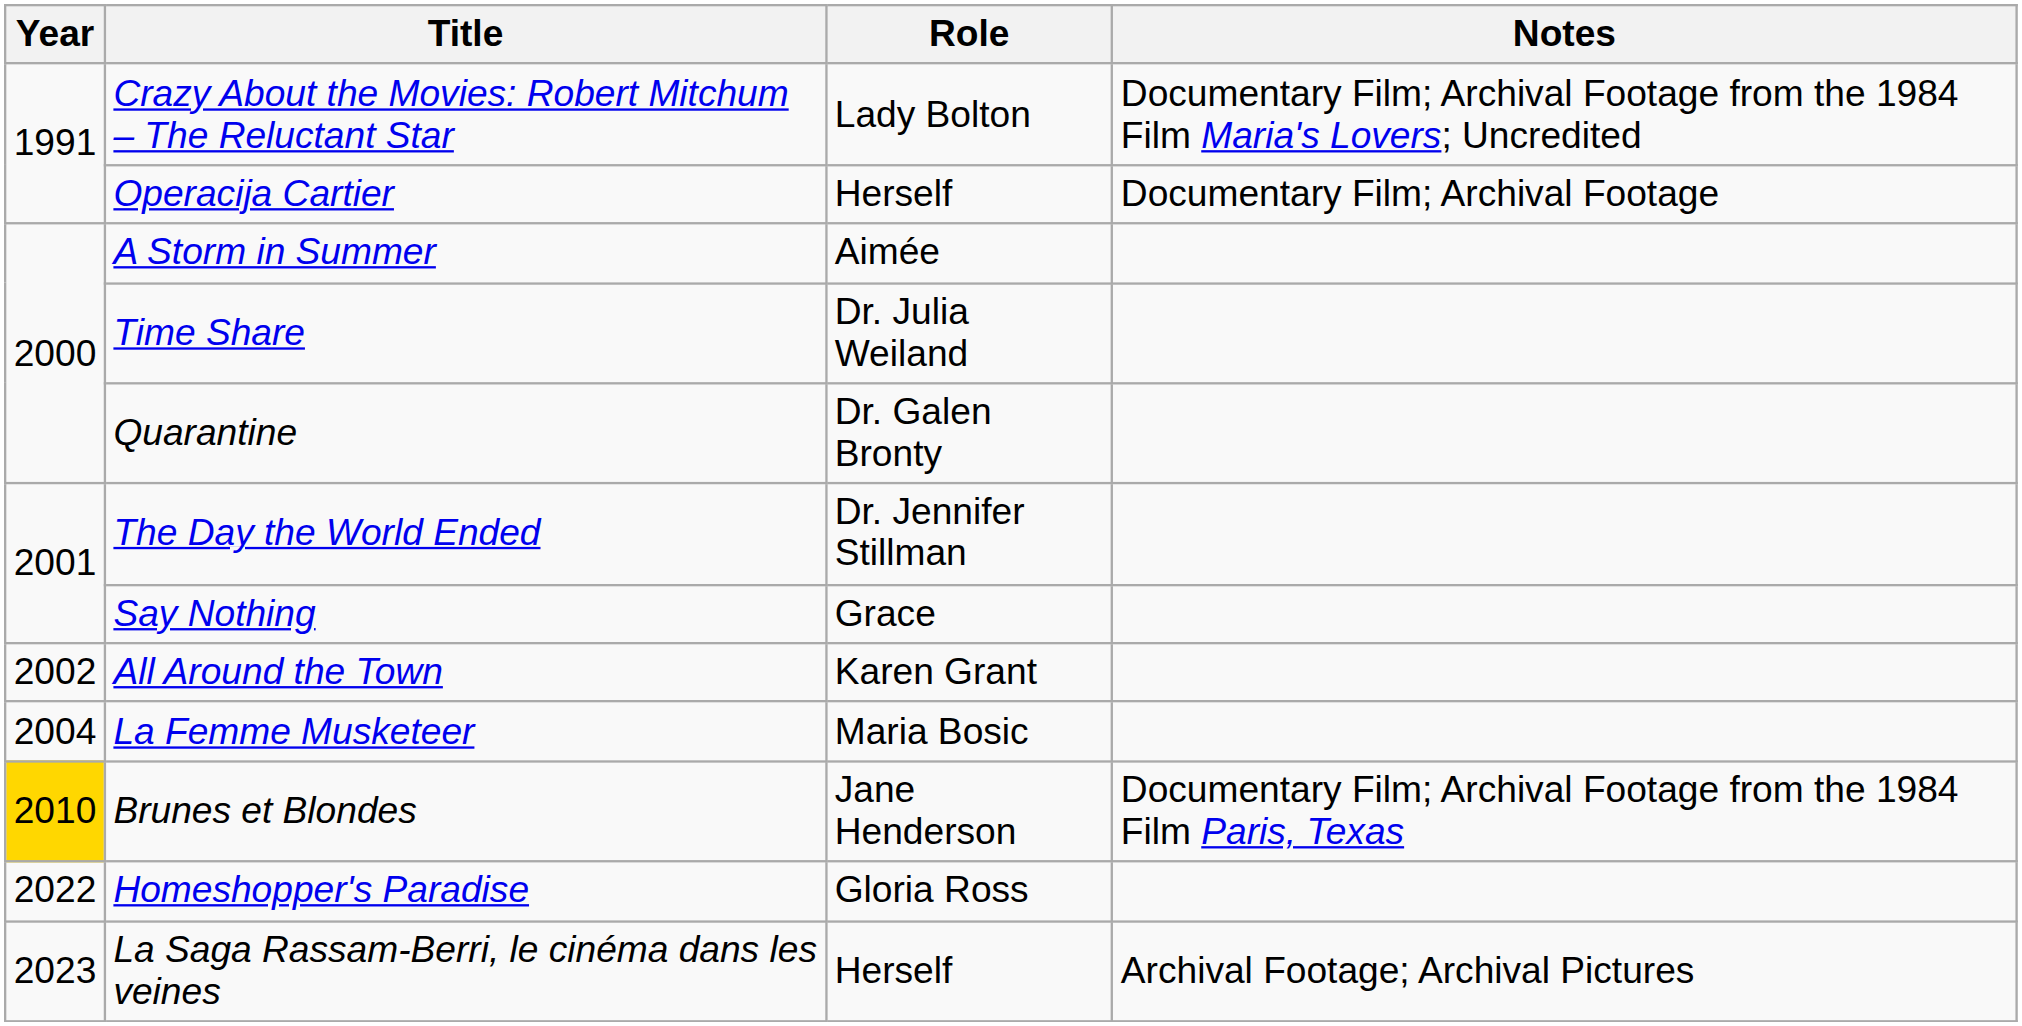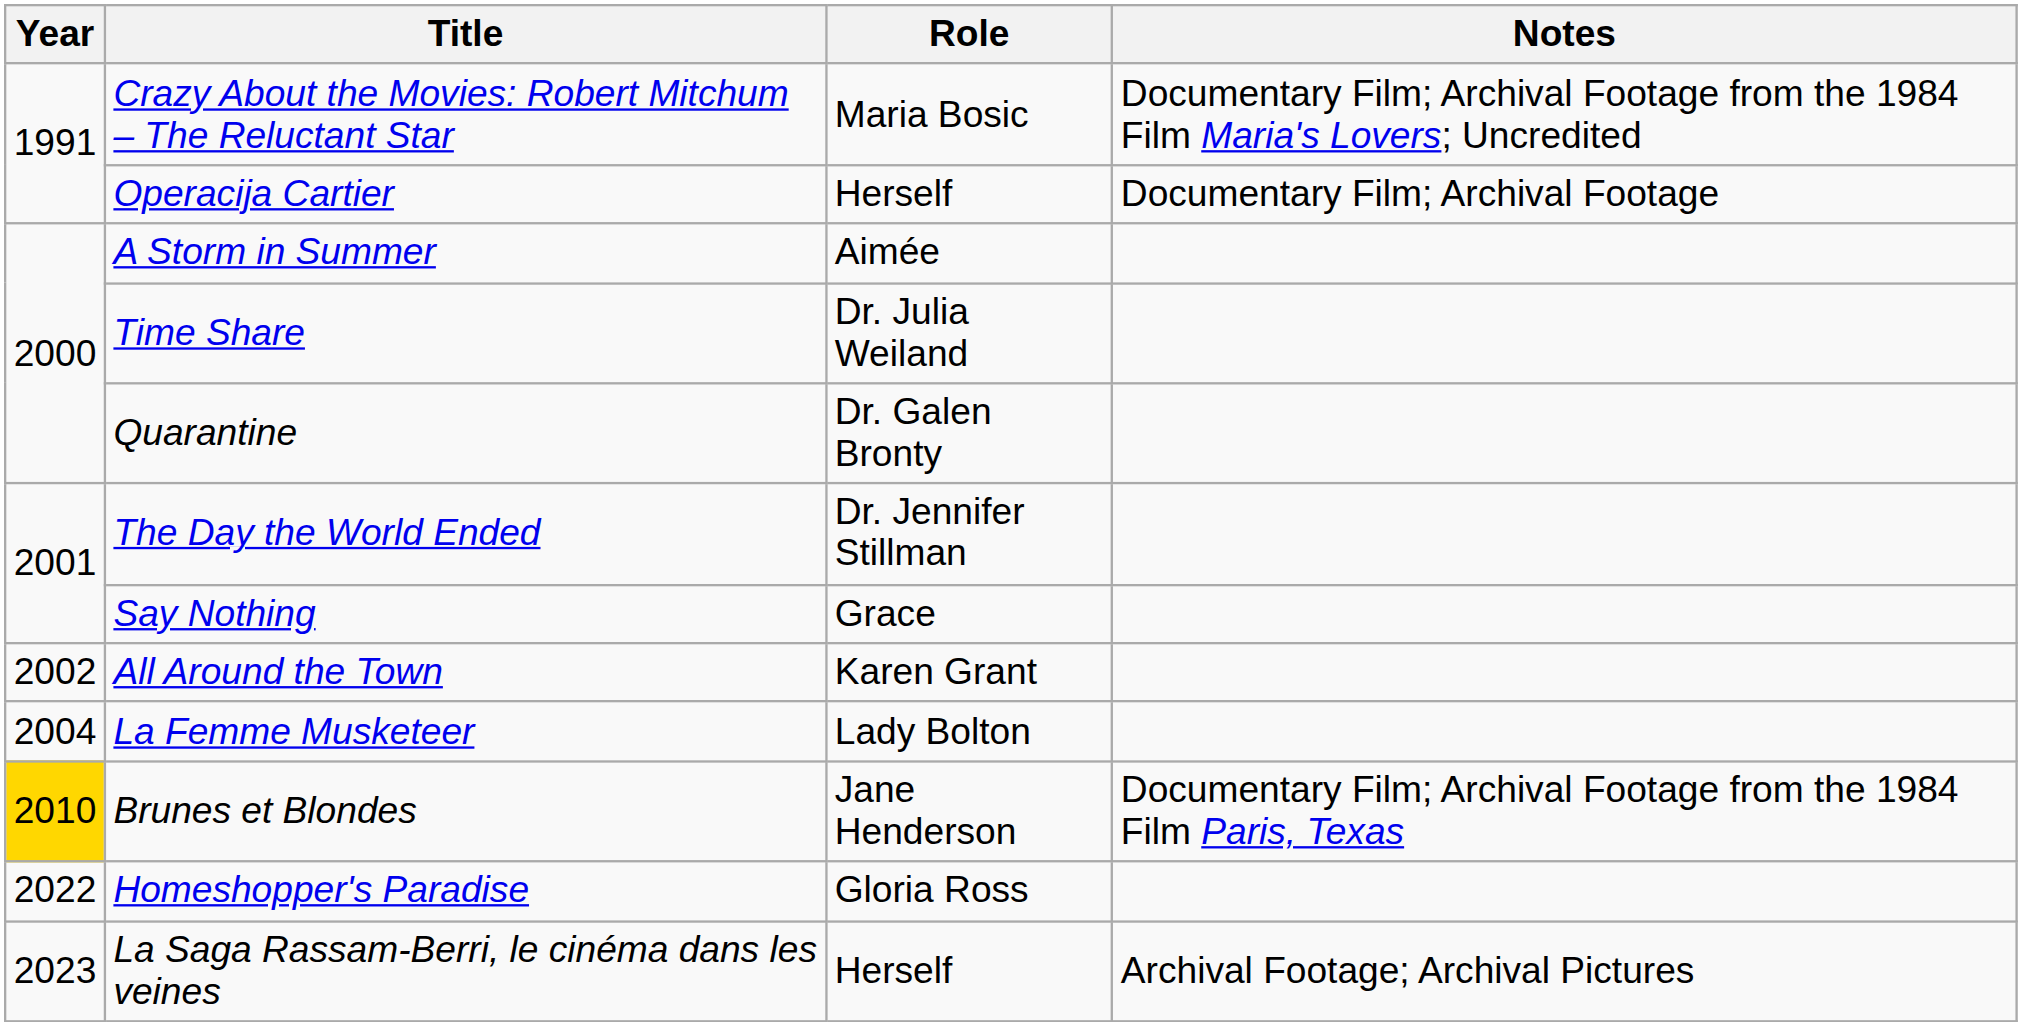(933, 113) Lady Bolton -> (932, 113) Maria Bosic
(932, 730) Maria Bosic -> (933, 730) Lady Bolton
